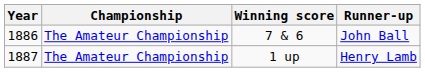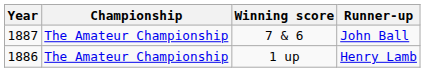(23, 36) 1886 -> (23, 36) 1887
(23, 56) 1887 -> (23, 56) 1886
